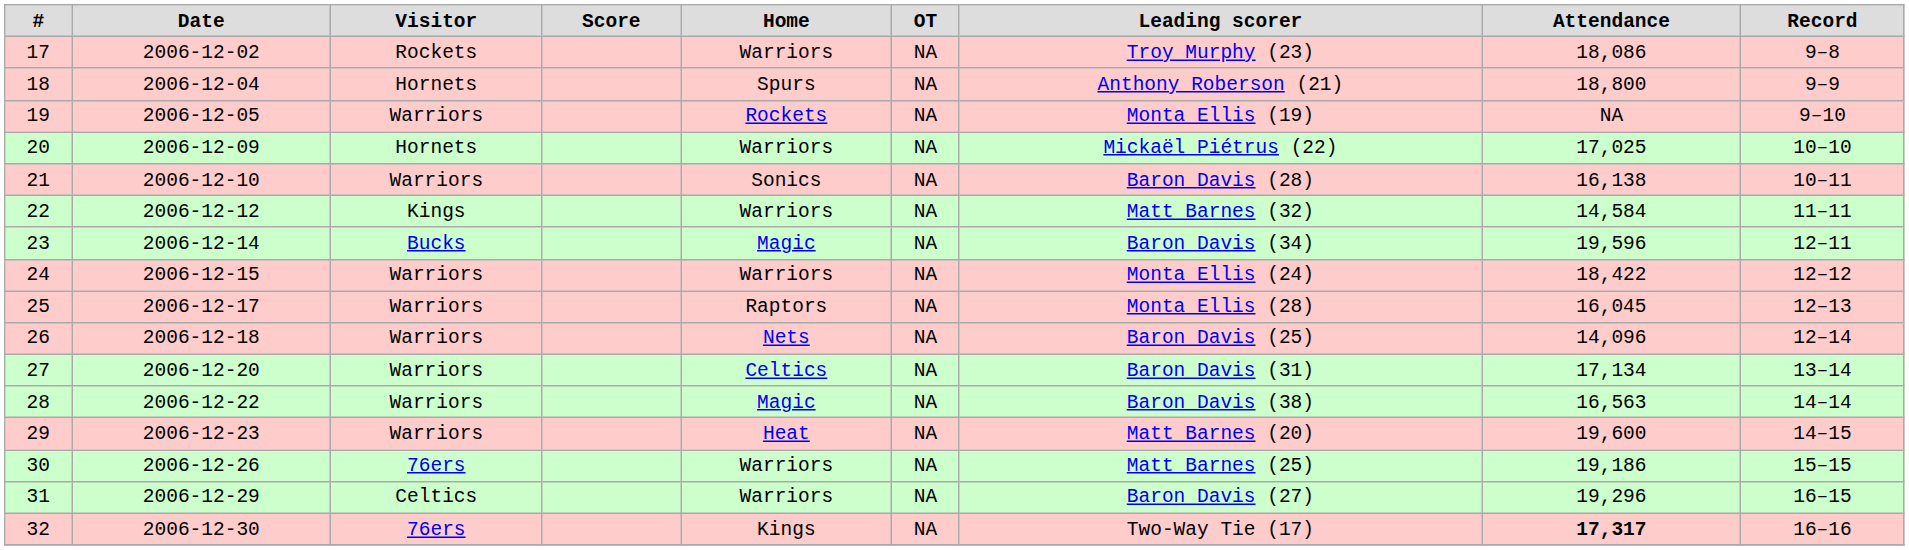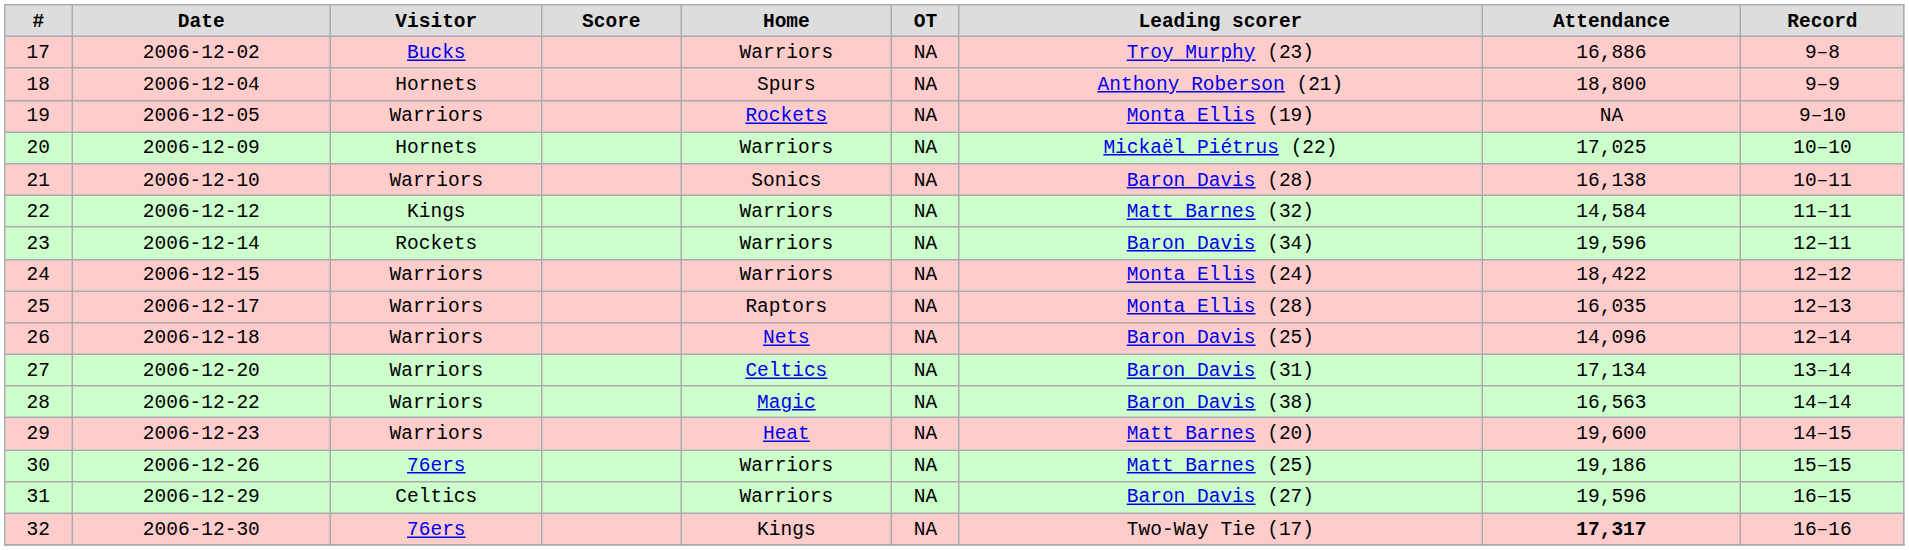(436, 52) Rockets -> (436, 52) Bucks
(1611, 52) 18,086 -> (1611, 52) 16,886
(436, 243) Bucks -> (436, 243) Rockets
(786, 243) Magic -> (786, 243) Warriors
(1611, 307) 16,045 -> (1611, 307) 16,035
(1611, 497) 19,296 -> (1611, 497) 19,596
